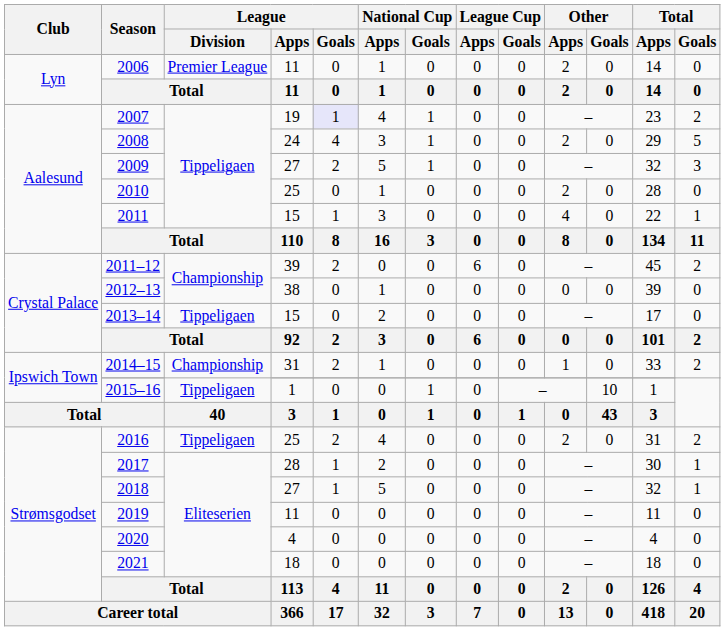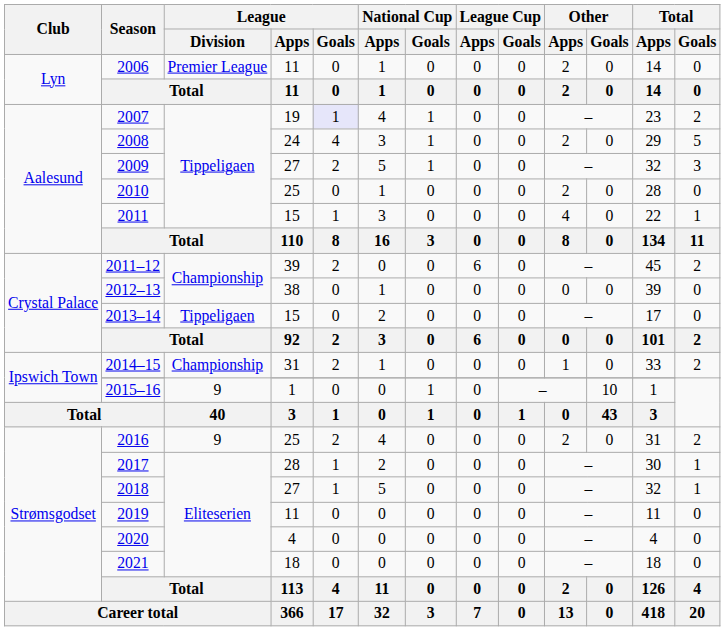(217, 389) Tippeligaen -> (217, 389) 9
(217, 439) Tippeligaen -> (217, 439) 9
